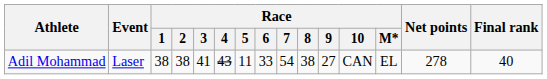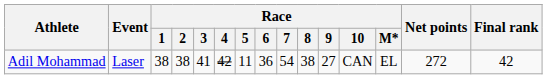(224, 62) 43 -> (224, 62) 42
(266, 62) 33 -> (266, 62) 36
(436, 62) 278 -> (436, 62) 272
(506, 62) 40 -> (506, 62) 42
